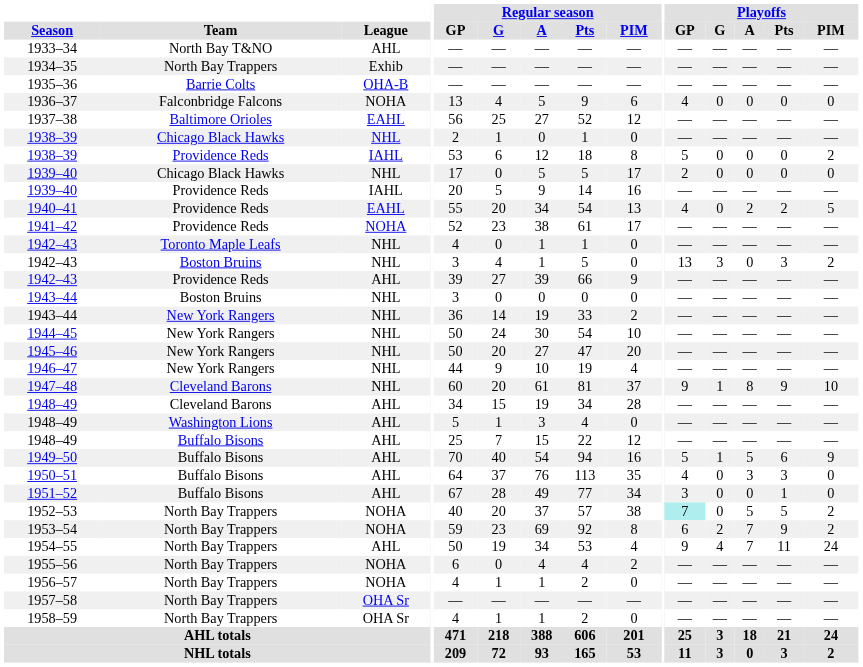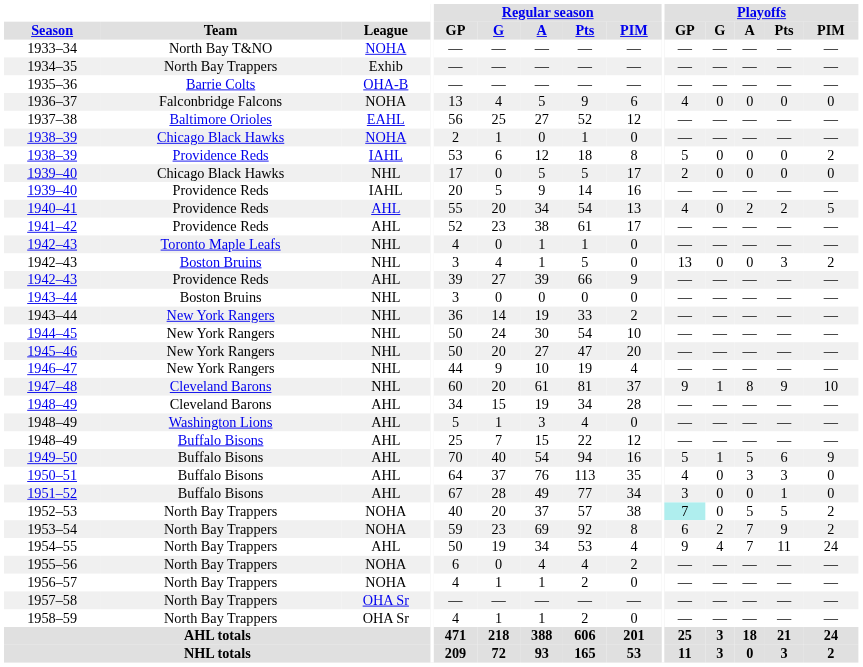(386, 48) AHL -> (386, 48) NOHA
(386, 137) NHL -> (386, 137) NOHA
(386, 208) EAHL -> (386, 208) AHL
(386, 226) NOHA -> (386, 226) AHL
(720, 262) 3 -> (720, 262) 0
